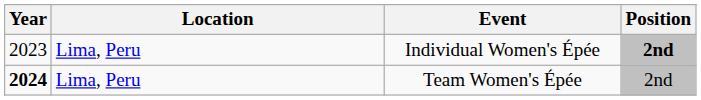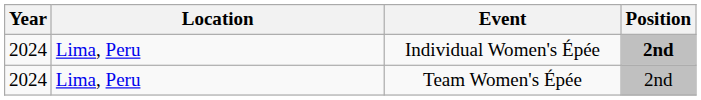(28, 49) 2023 -> (28, 49) 2024
(28, 79) bold -> (28, 79) normal
